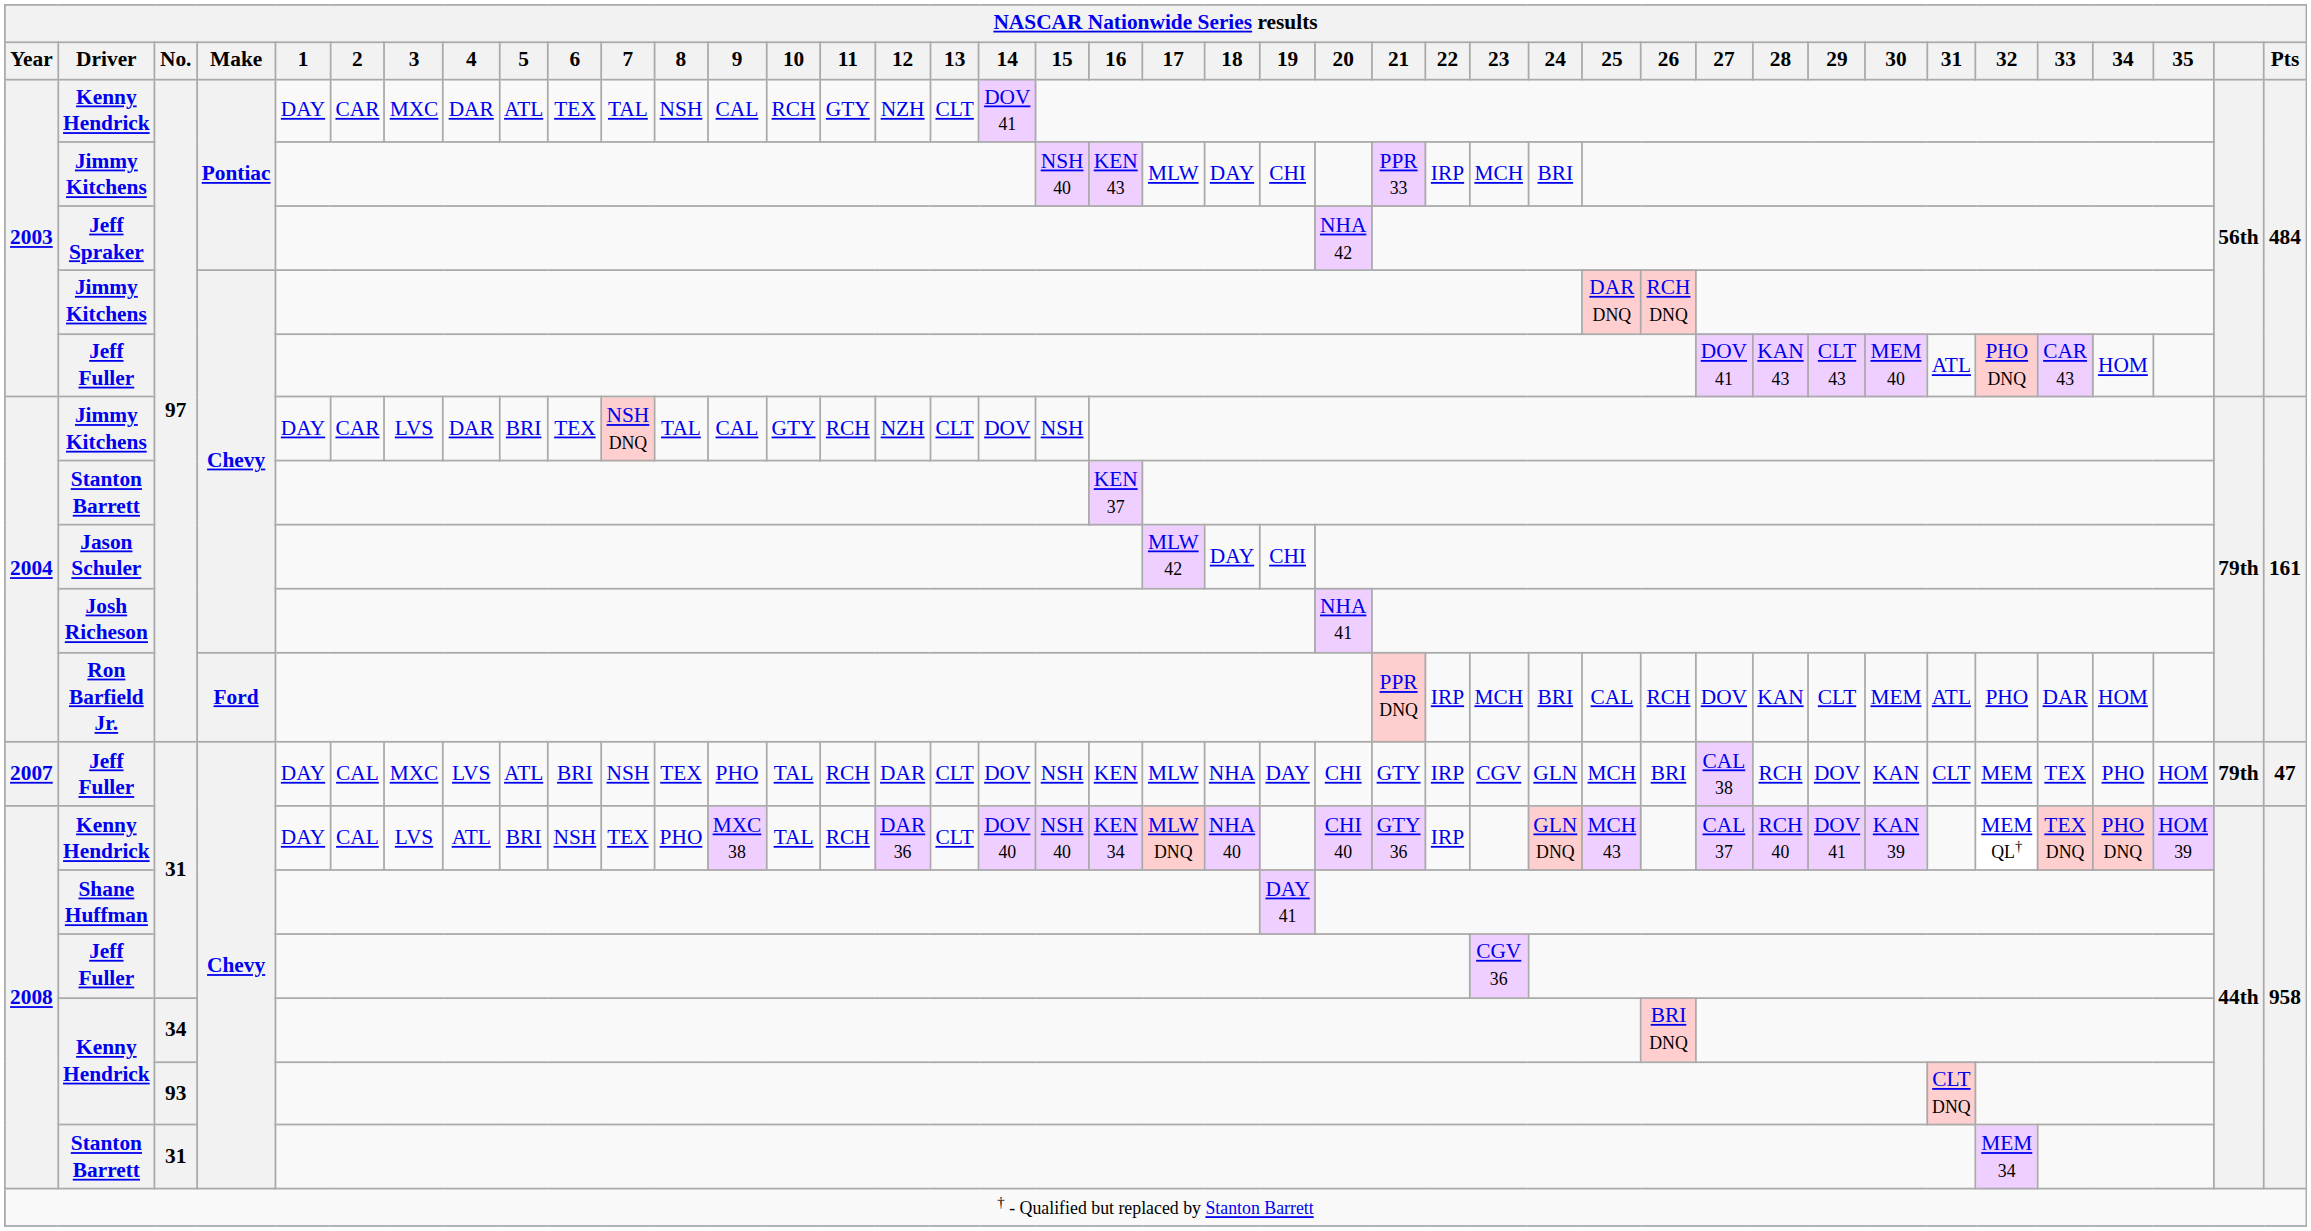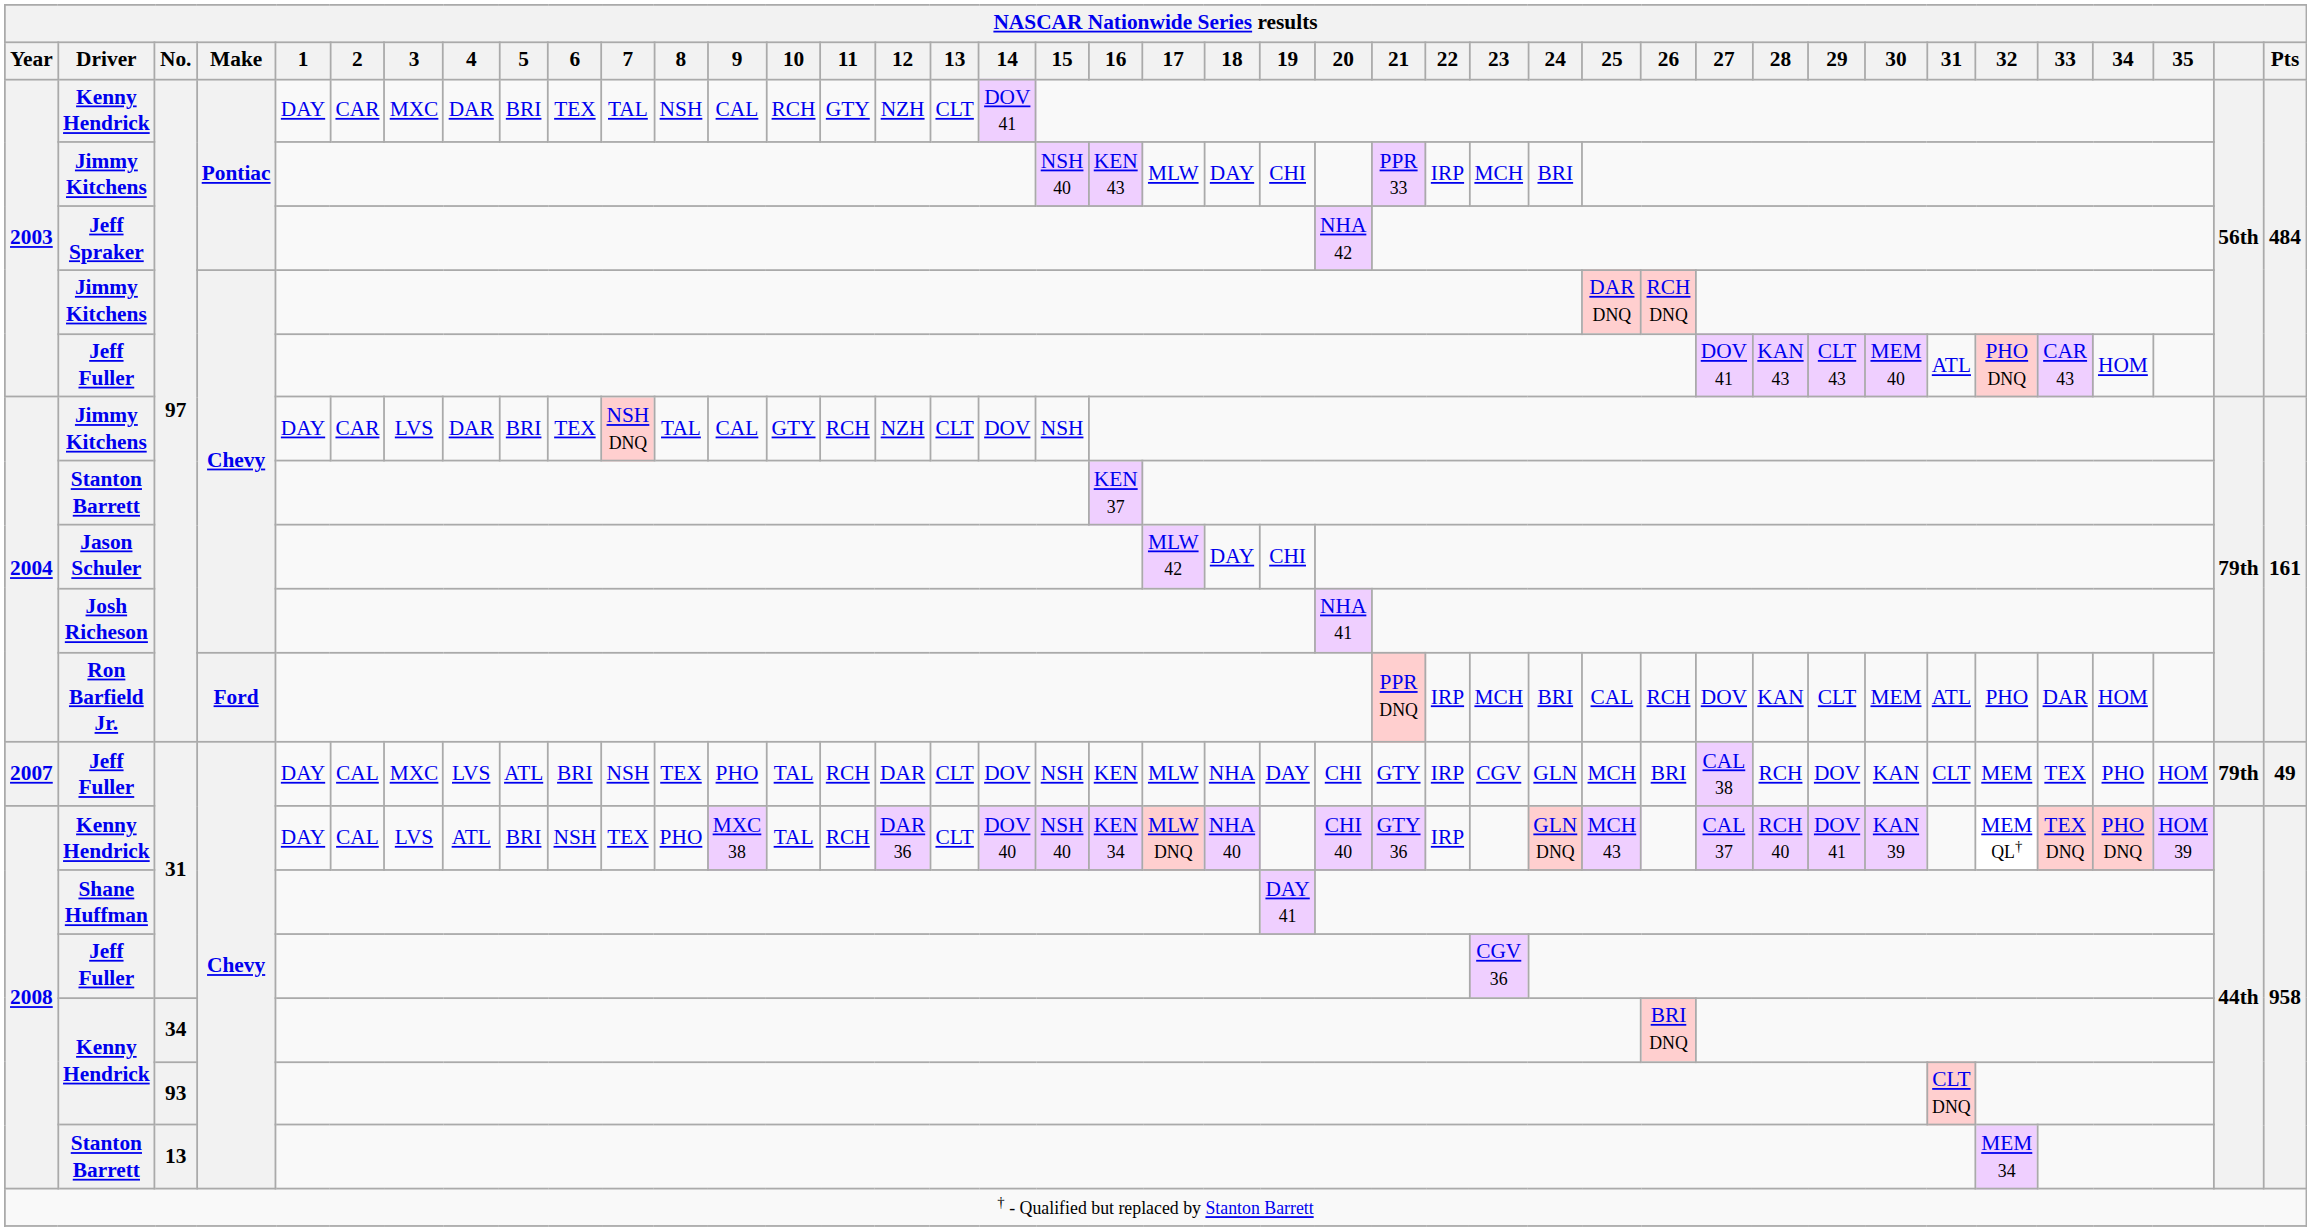(524, 110) ATL -> (524, 110) BRI
(2285, 773) 47 -> (2285, 773) 49
(176, 1156) 31 -> (176, 1156) 13
